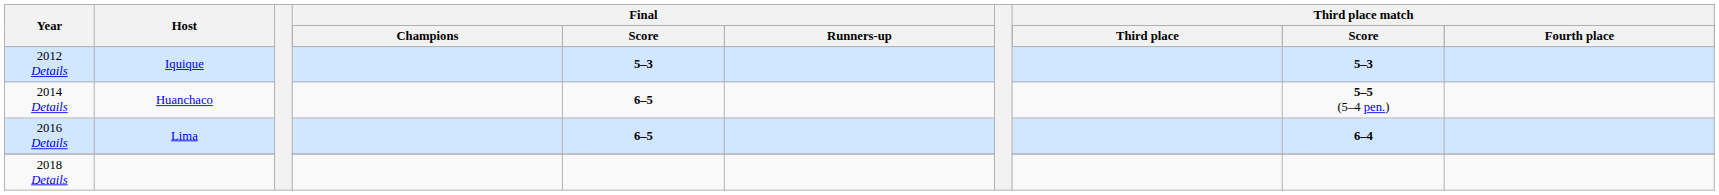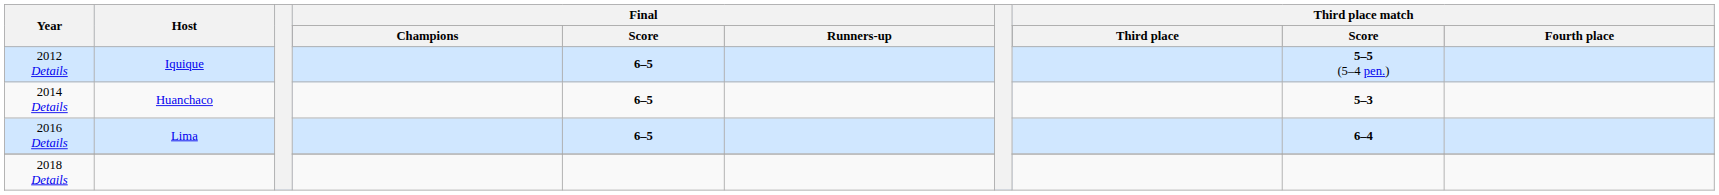(643, 64) 5–3 -> (643, 64) 6–5
(1363, 64) 5–3 -> (1363, 64) 5–5 (5–4 pen.)
(1363, 100) 5–5 (5–4 pen.) -> (1363, 100) 5–3
